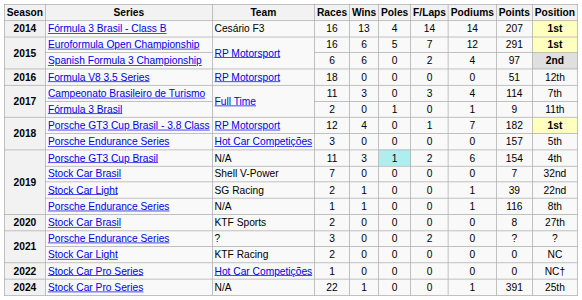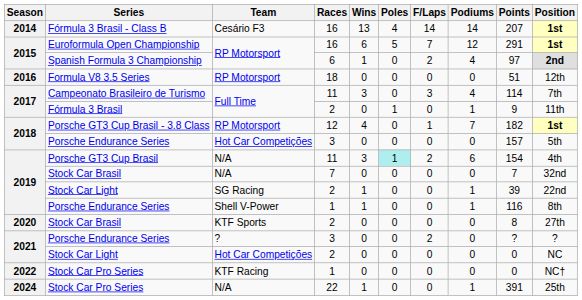(364, 61) 6 -> (364, 61) 1
(247, 174) Shell V-Power -> (223, 174) N/A
(223, 207) N/A -> (247, 207) Shell V-Power
(242, 255) KTF Racing -> (263, 255) Hot Car Competições
(263, 271) Hot Car Competições -> (242, 271) KTF Racing
